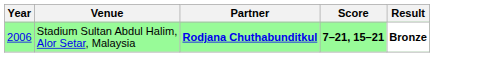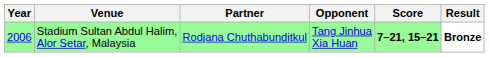+ column: (342, 14)
(250, 37) bold -> (245, 37) normal
